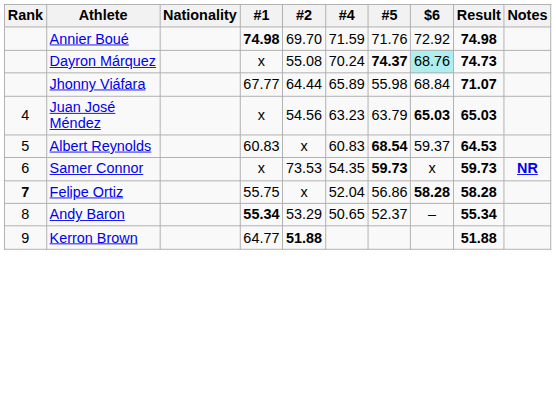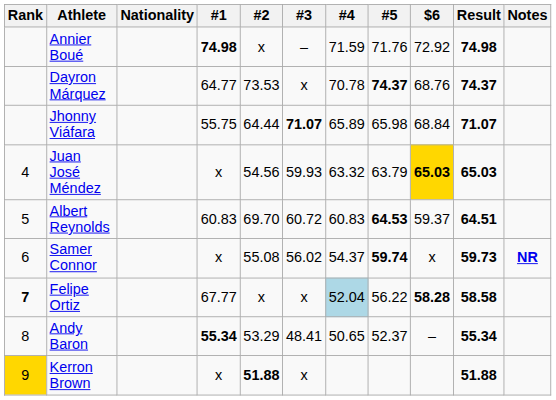+ column: (304, 15)
(304, 38) 69.70 -> (261, 46) x
(261, 61) x -> (219, 85) 64.77
(304, 61) 55.08 -> (261, 85) 73.53
(347, 61) 70.24 -> (347, 85) 70.78
(432, 61) paleturquoise background -> (432, 85) no background
(479, 61) 74.73 -> (479, 85) 74.37
(261, 84) 67.77 -> (219, 124) 55.75
(389, 84) 55.98 -> (389, 124) 65.98
(347, 115) 63.23 -> (347, 172) 63.32
(432, 115) no background -> (432, 172) gold background
(304, 146) x -> (261, 219) 69.70
(389, 146) 68.54 -> (389, 219) 64.53
(479, 146) 64.53 -> (479, 219) 64.51
(304, 169) 73.53 -> (261, 258) 55.08
(347, 169) 54.35 -> (347, 258) 54.37
(389, 169) 59.73 -> (389, 258) 59.74
(261, 191) 55.75 -> (219, 297) 67.77
(347, 191) no background -> (347, 297) lightblue background
(389, 191) 56.86 -> (389, 297) 56.22
(479, 191) 58.28 -> (479, 297) 58.58
(25, 237) no background -> (25, 375) gold background
(261, 237) 64.77 -> (219, 375) x
